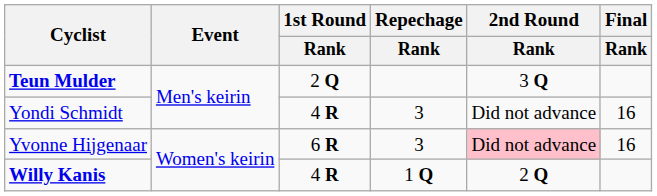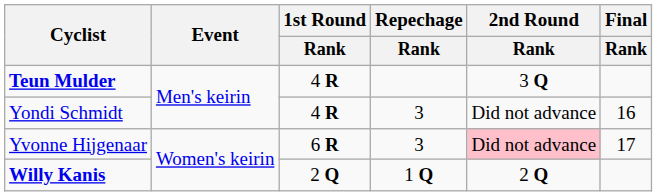(325, 81) 2 Q -> (325, 81) 4 R
(626, 144) 16 -> (626, 144) 17
(325, 175) 4 R -> (325, 175) 2 Q
